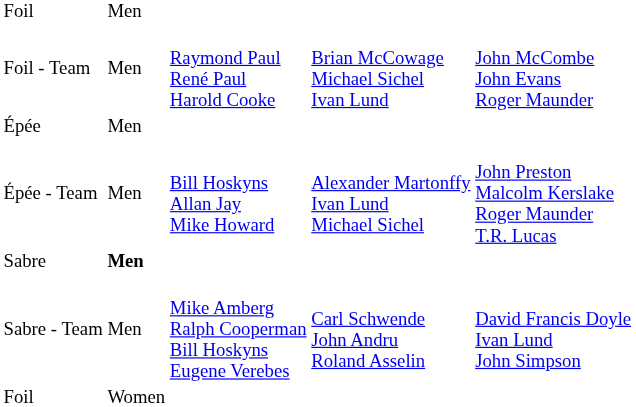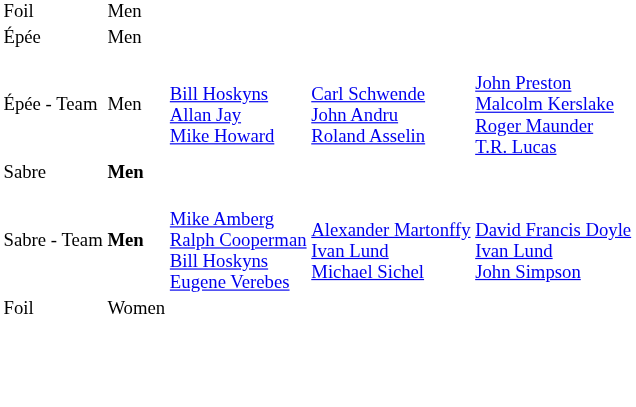- row: (47, 68)
(391, 204) Alexander Martonffy Ivan Lund Michael Sichel -> (368, 115) Carl Schwende John Andru Roland Asselin
(125, 329) normal -> (126, 240) bold
(368, 339) Carl Schwende John Andru Roland Asselin -> (391, 250) Alexander Martonffy Ivan Lund Michael Sichel
